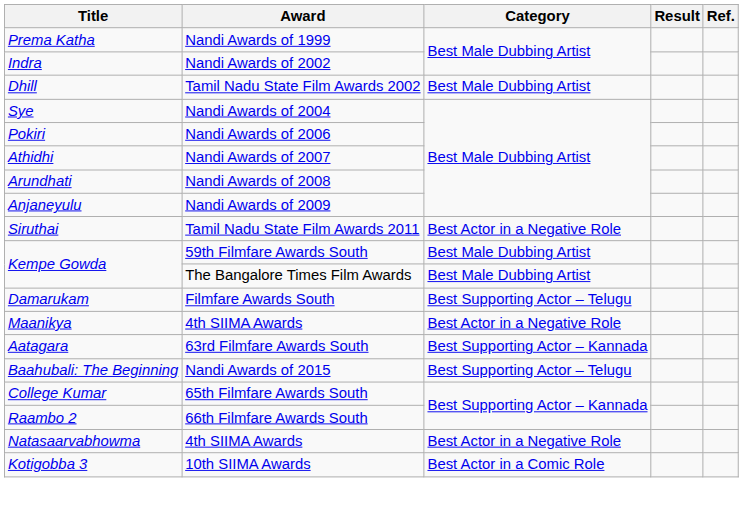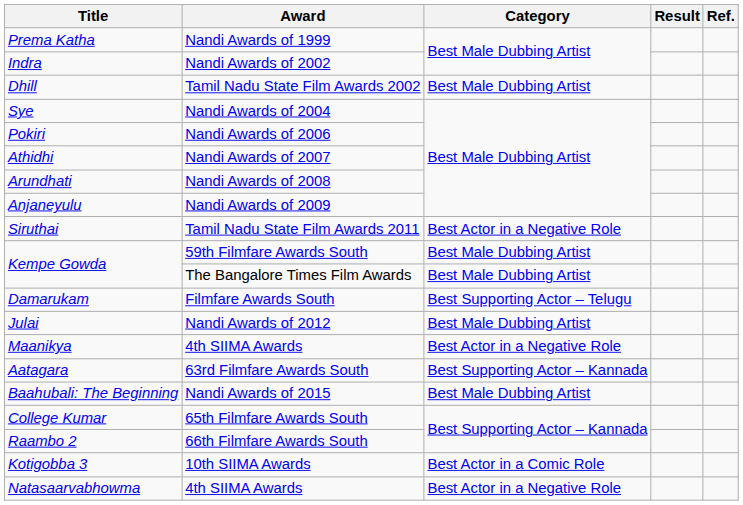+ row: (23, 323)
(529, 370) Best Supporting Actor – Telugu -> (509, 393) Best Male Dubbing Artist
rows swapped: (74, 441) <-> (48, 464)
